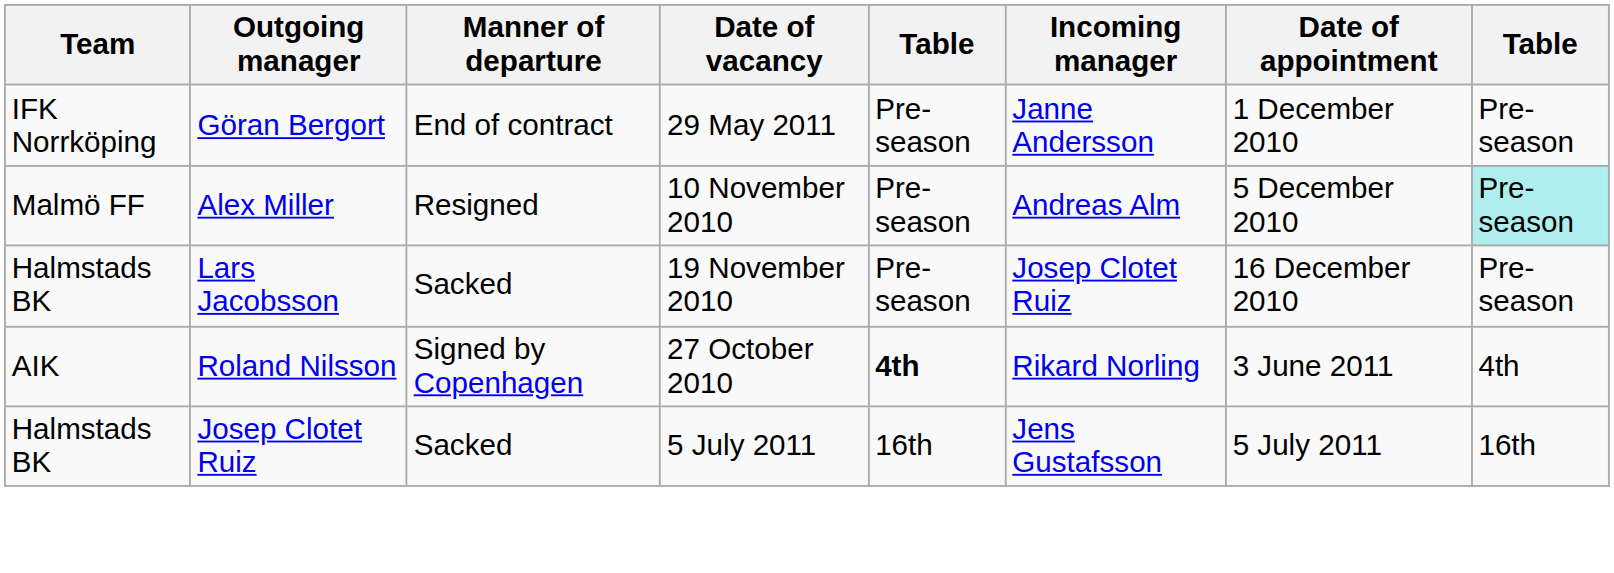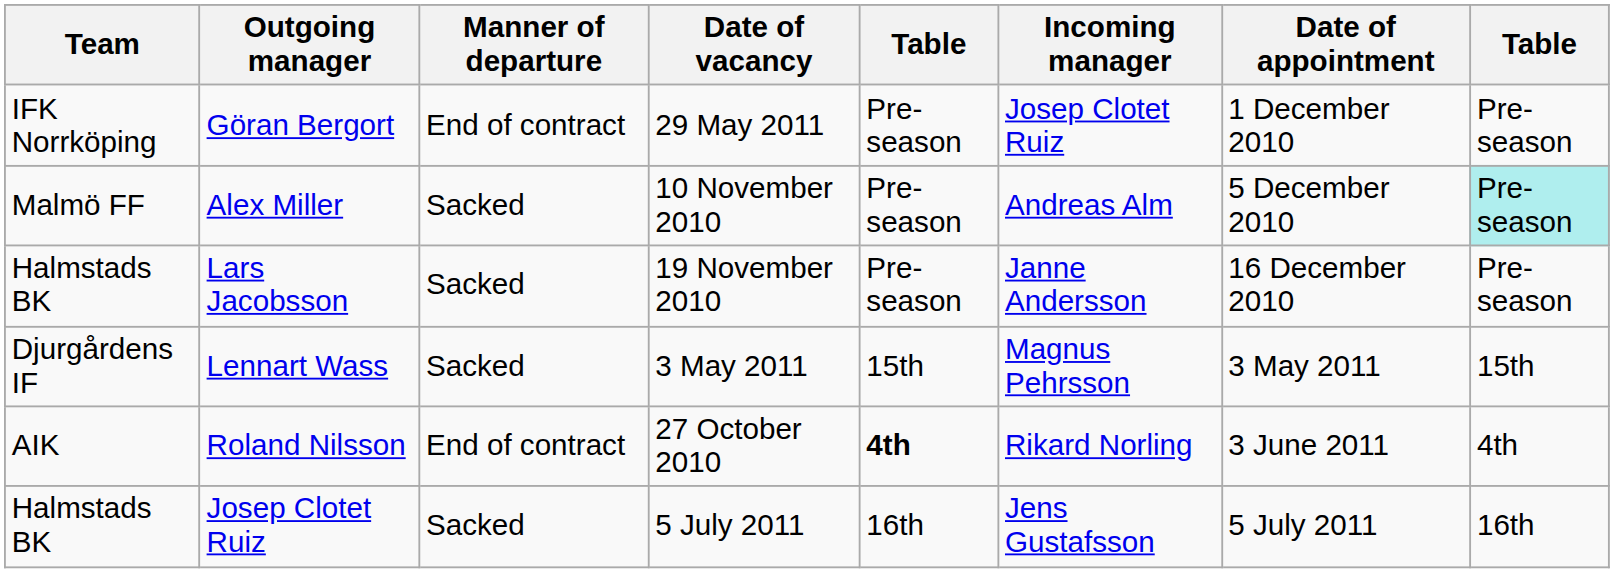(1083, 124) Janne Andersson -> (1087, 124) Josep Clotet Ruiz
(476, 205) Resigned -> (475, 205) Sacked
(1095, 285) Josep Clotet Ruiz -> (1076, 285) Janne Andersson
+ row: (297, 365)
(498, 365) Signed by Copenhagen -> (526, 445) End of contract
